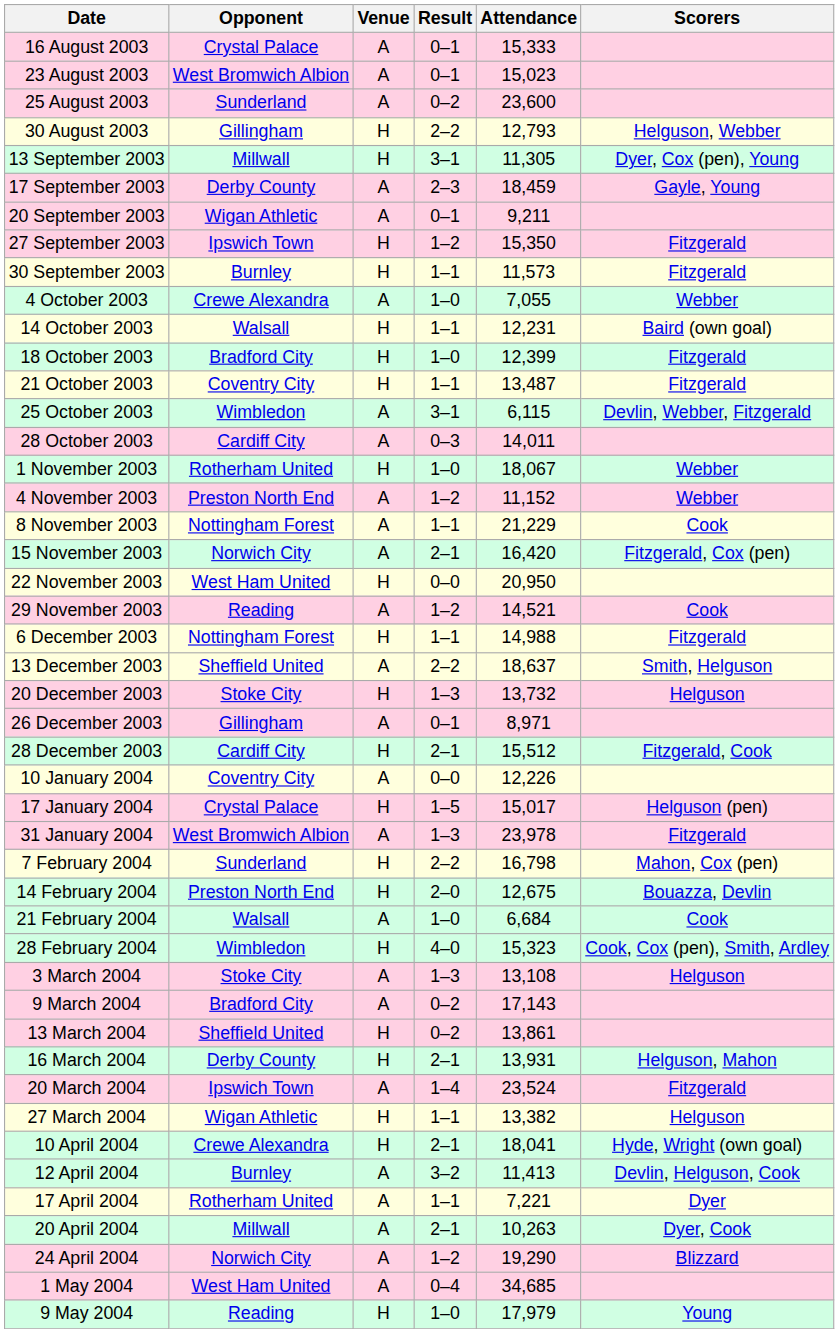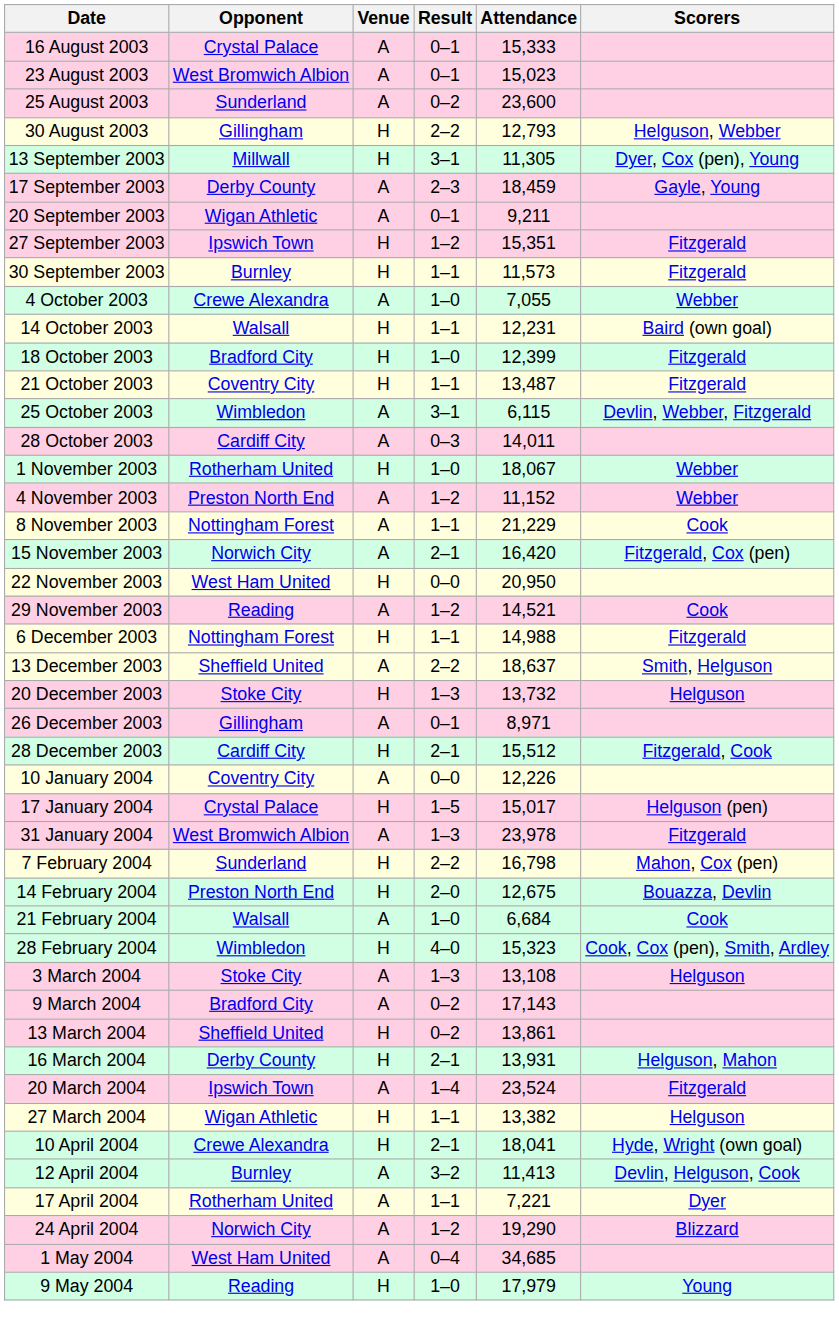(529, 243) 15,350 -> (529, 243) 15,351
- row: (87, 1229)
